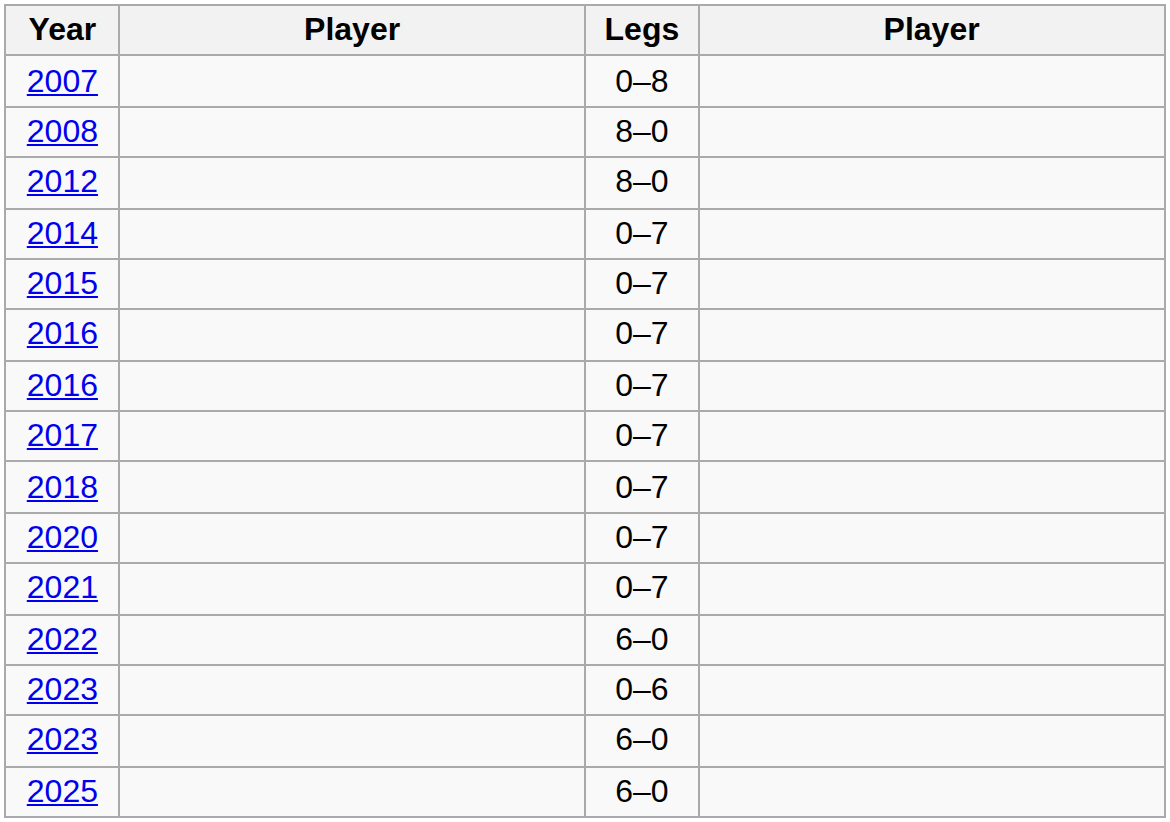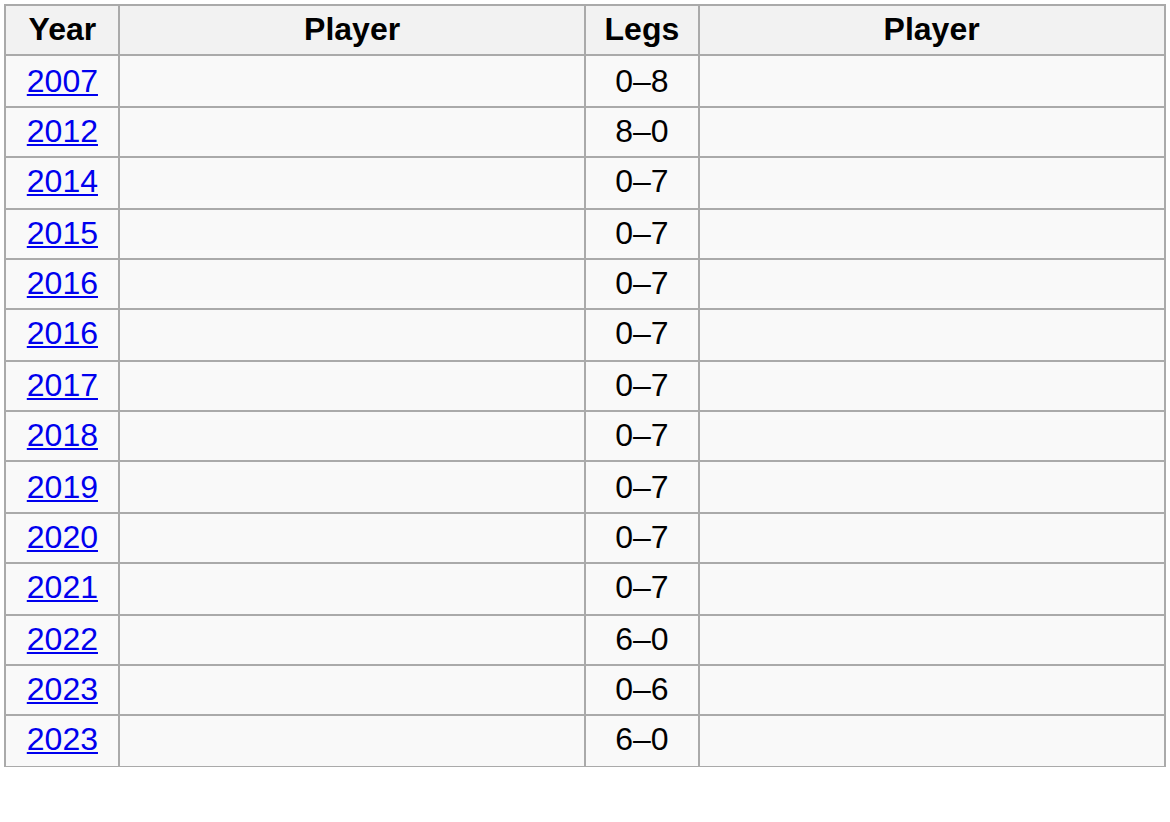- row: (62, 131)
+ row: (62, 486)
- row: (62, 791)
